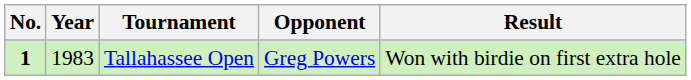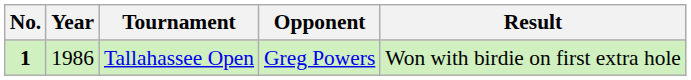(73, 57) 1983 -> (73, 57) 1986
